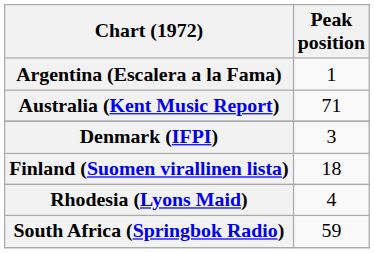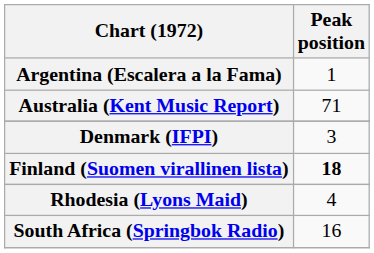(331, 168) normal -> (331, 168) bold
(331, 231) 59 -> (331, 231) 16
